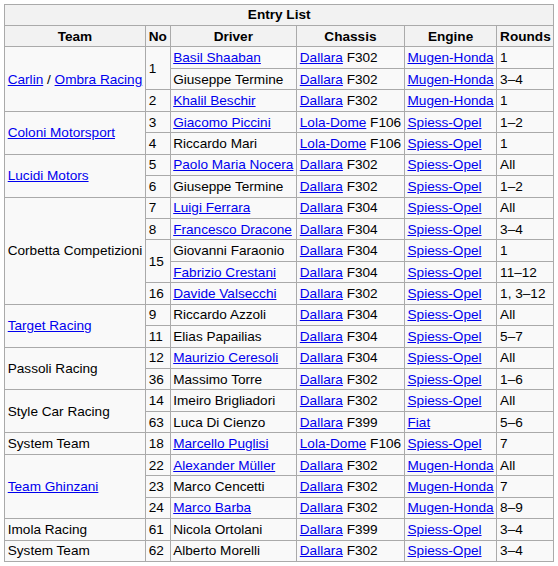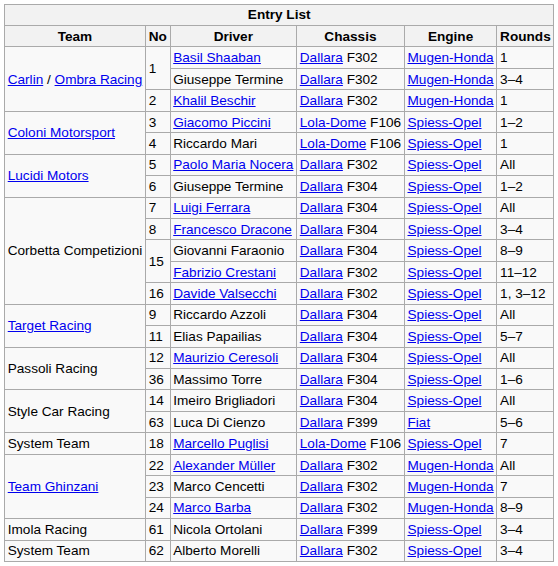(339, 186) Dallara F302 -> (339, 186) Dallara F304
(504, 251) 1 -> (511, 251) 8–9
(339, 272) Dallara F304 -> (339, 272) Dallara F302
(339, 379) Dallara F302 -> (339, 379) Dallara F304
(339, 401) Dallara F302 -> (339, 401) Dallara F304
